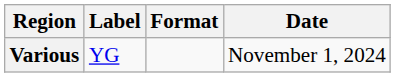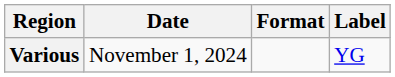columns swapped: (307, 21) <-> (115, 21)
